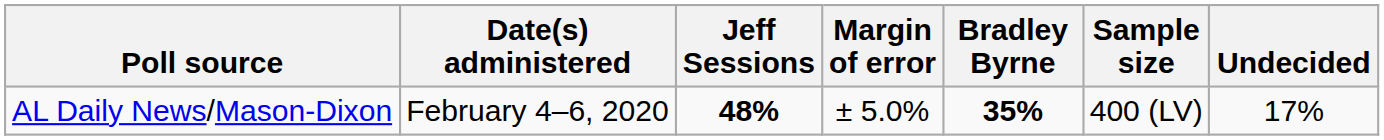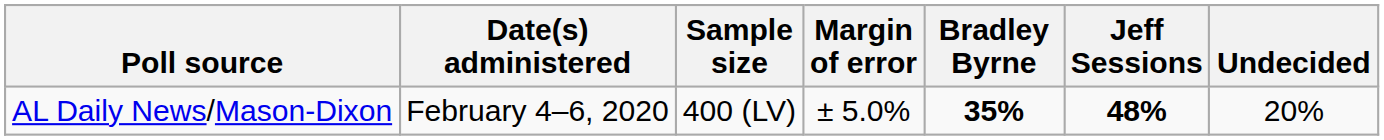columns swapped: (1146, 46) <-> (749, 46)
(1294, 110) 17% -> (1294, 110) 20%
